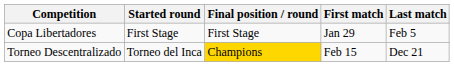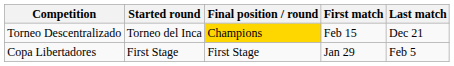rows swapped: (64, 52) <-> (52, 33)
